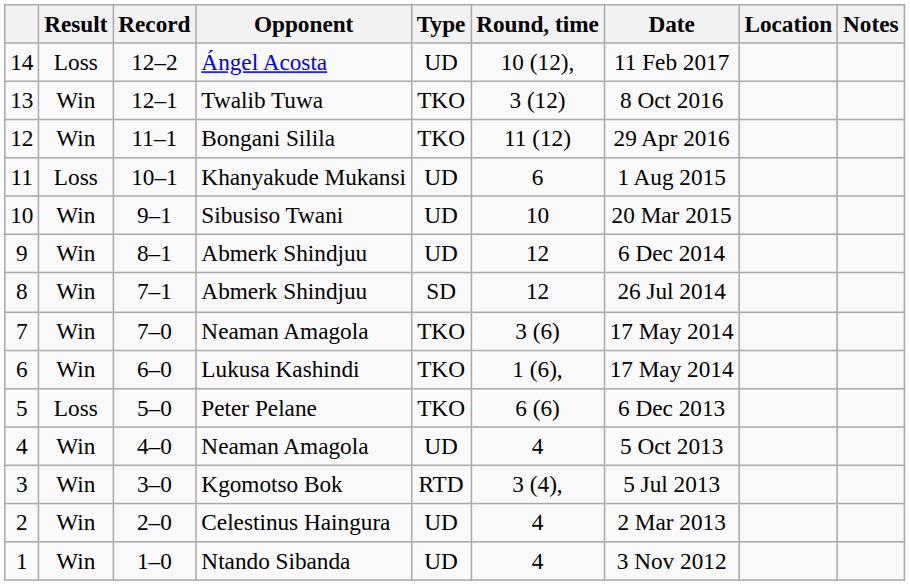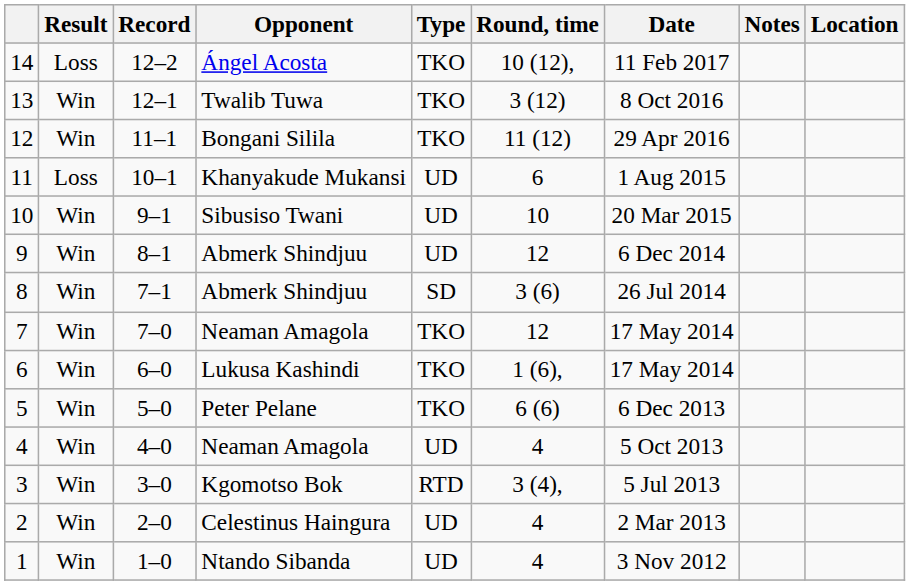columns swapped: (788, 23) <-> (871, 23)
(441, 62) UD -> (441, 62) TKO
(538, 292) 12 -> (538, 292) 3 (6)
(538, 330) 3 (6) -> (538, 330) 12
(76, 407) Loss -> (76, 407) Win
